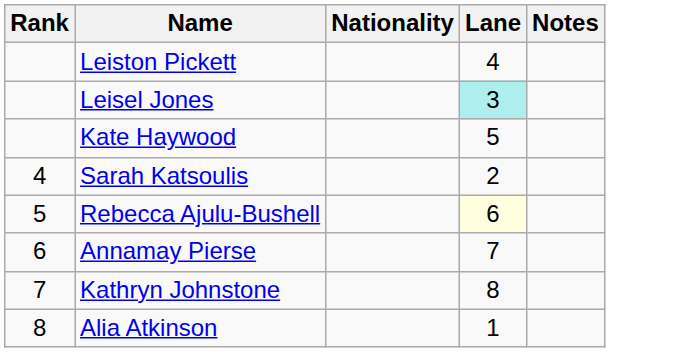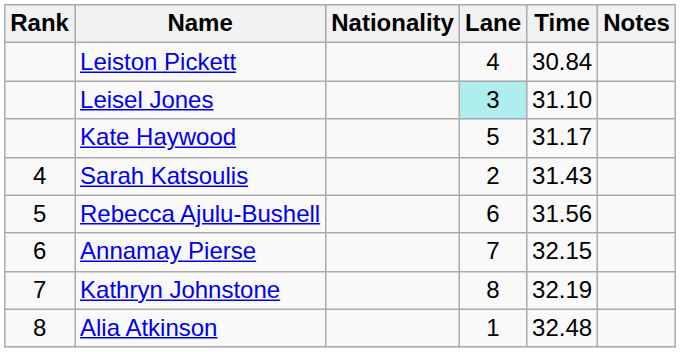+ column: (562, 23)
(493, 213) lightyellow background -> (493, 213) no background
